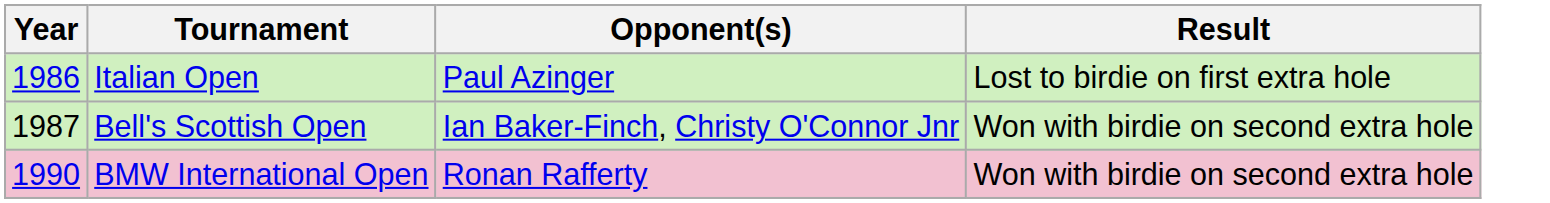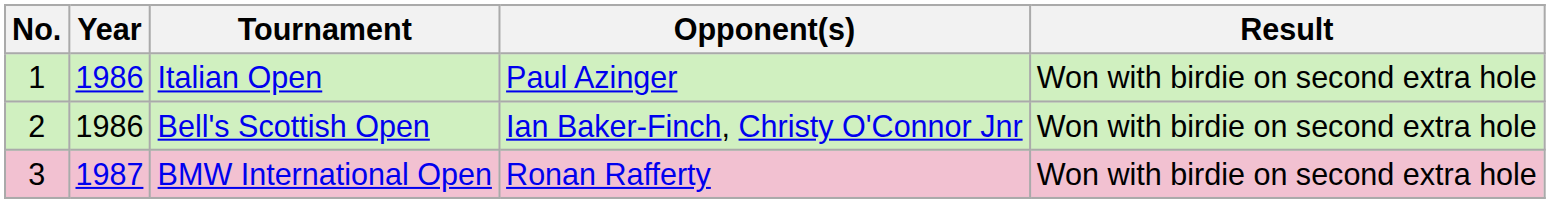+ column: (37, 29)
(1182, 78) Lost to birdie on first extra hole -> (1287, 78) Won with birdie on second extra hole
(46, 126) 1987 -> (109, 126) 1986
(46, 174) 1990 -> (109, 174) 1987
